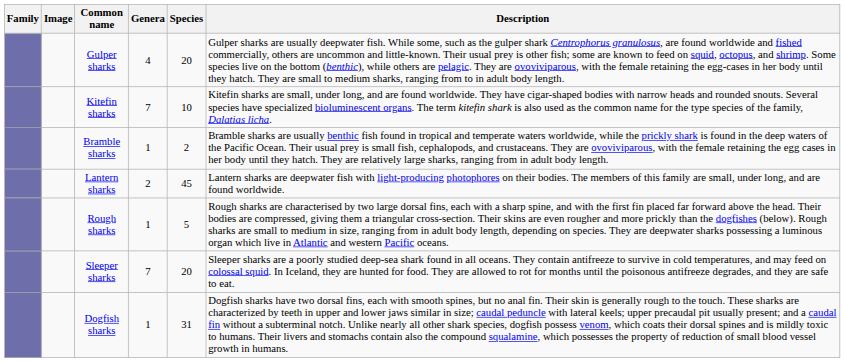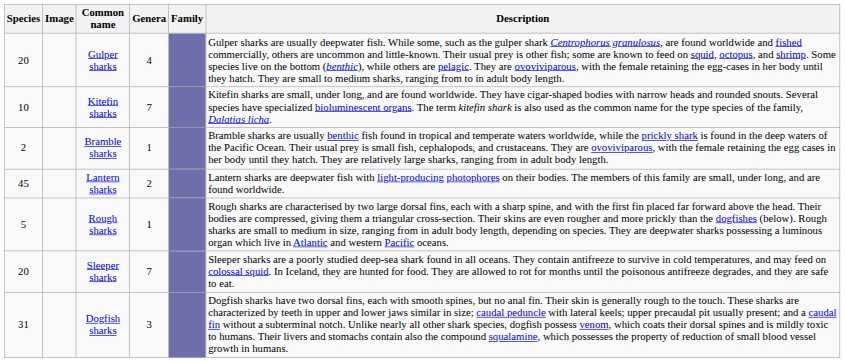columns swapped: (23, 19) <-> (187, 19)
(148, 324) 1 -> (149, 324) 3
